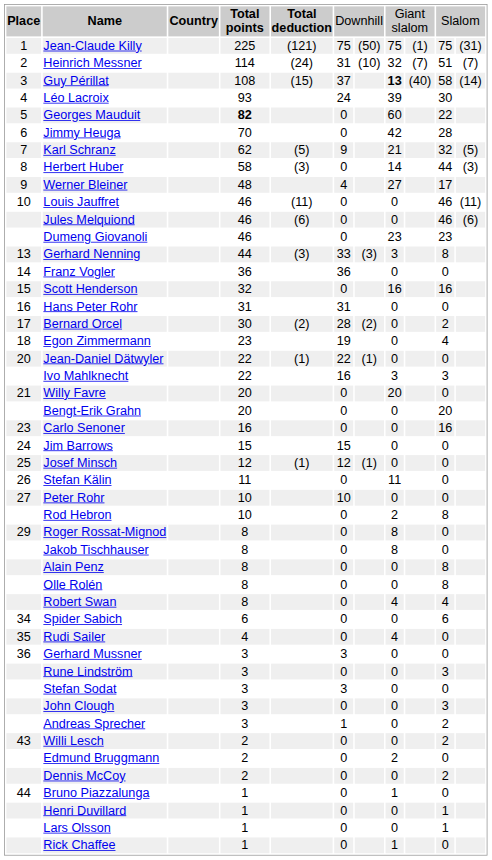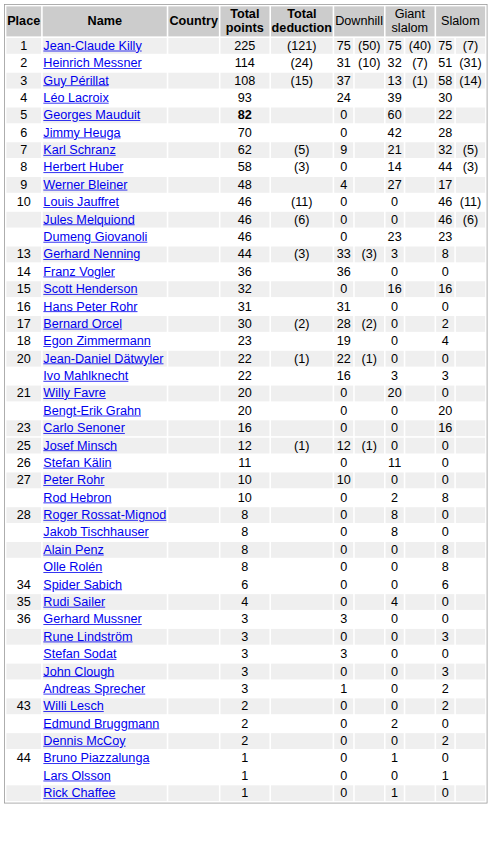(420, 45) (1) -> (420, 45) (40)
(470, 45) (31) -> (470, 45) (7)
(470, 63) (7) -> (470, 63) (31)
(395, 80) bold -> (395, 80) normal
(420, 80) (40) -> (420, 80) (1)
- row: (78, 445)
(24, 532) 29 -> (24, 515) 28
- row: (80, 602)
- row: (85, 810)
